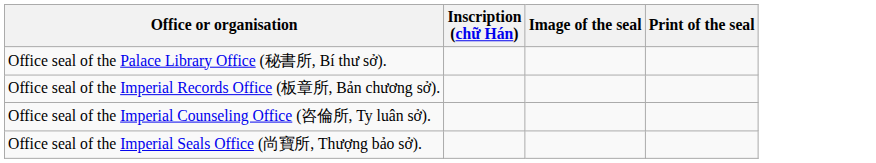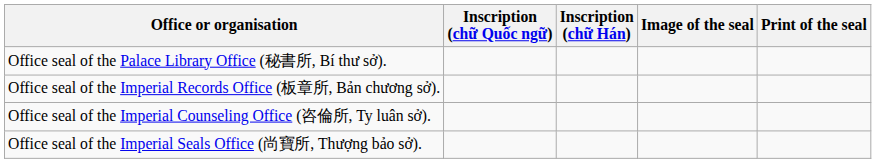+ column: (500, 25)
